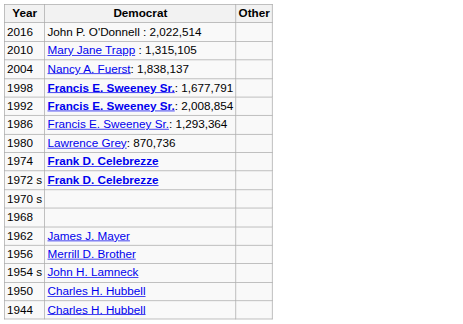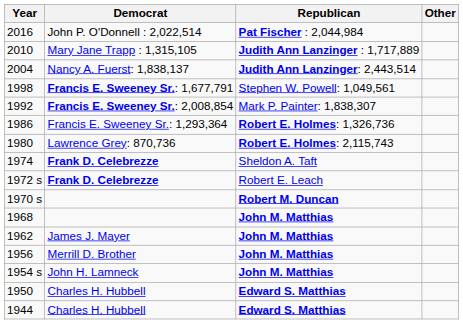+ column: (329, 13)
